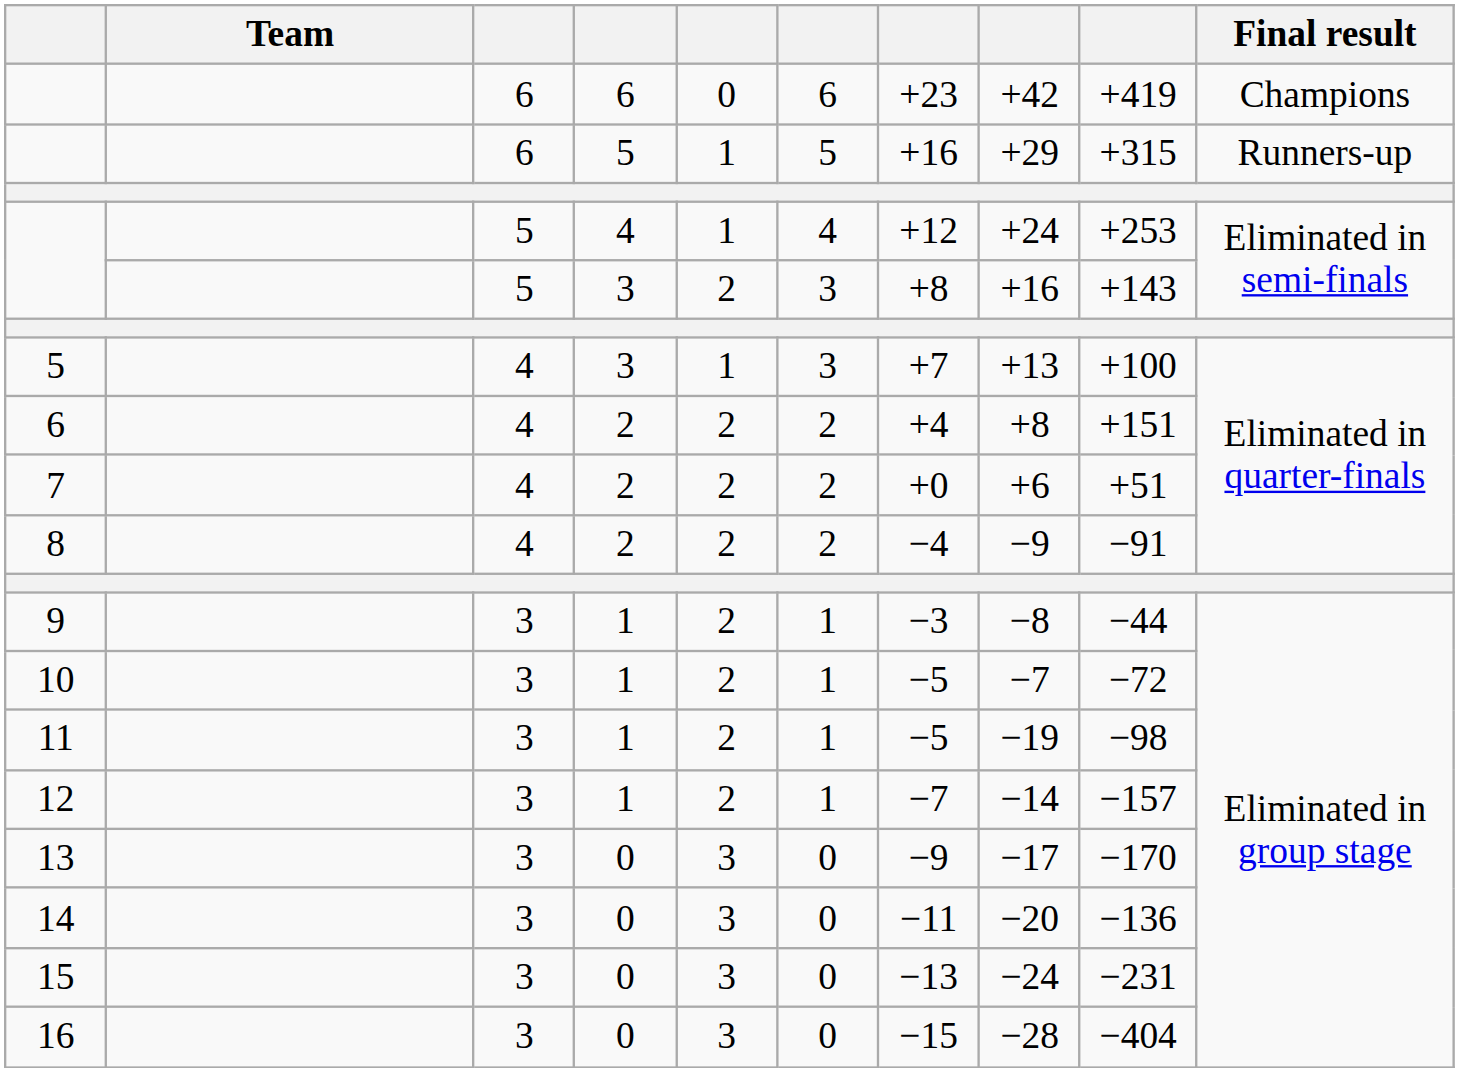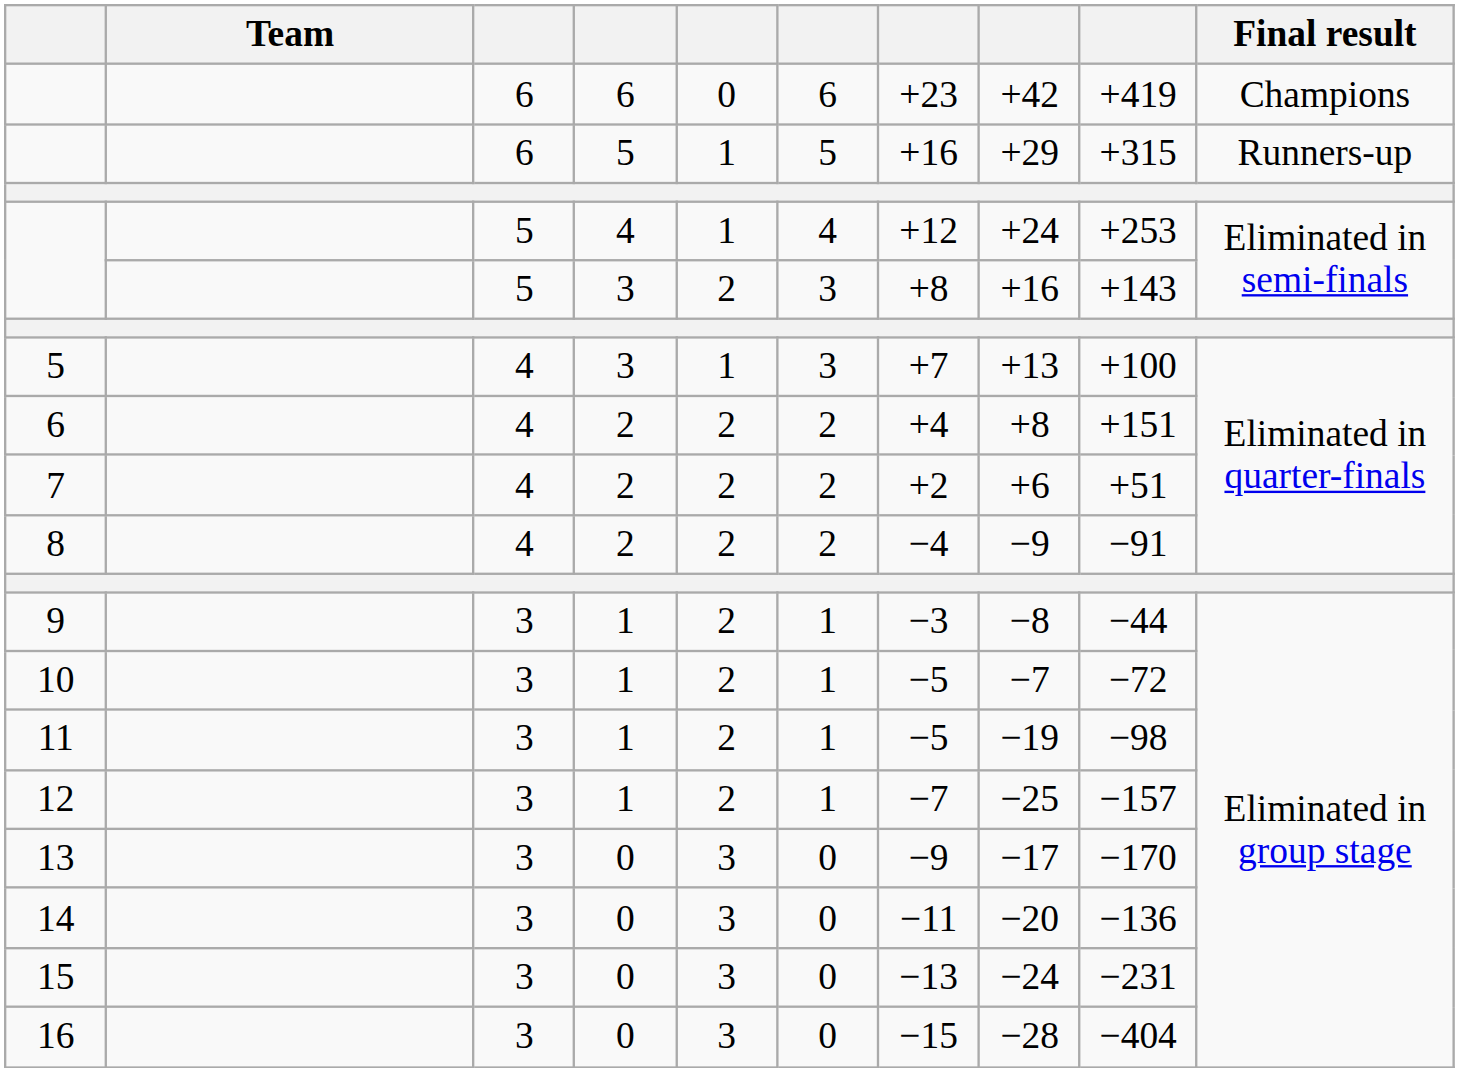(929, 484) +0 -> (929, 484) +2
(1030, 798) −14 -> (1030, 798) −25
